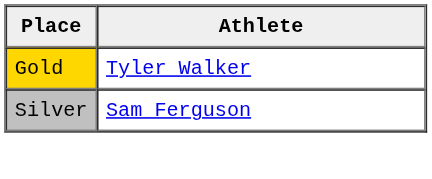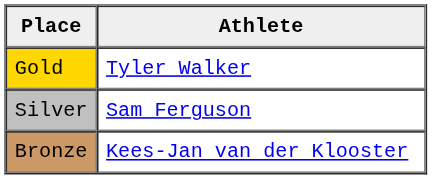+ row: (51, 152)
